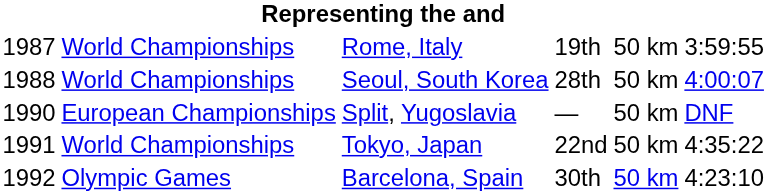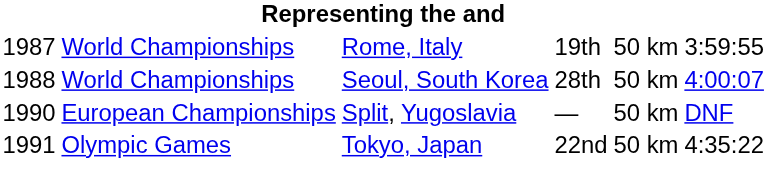(178, 145) World Championships -> (146, 145) Olympic Games
- row: (433, 178)
